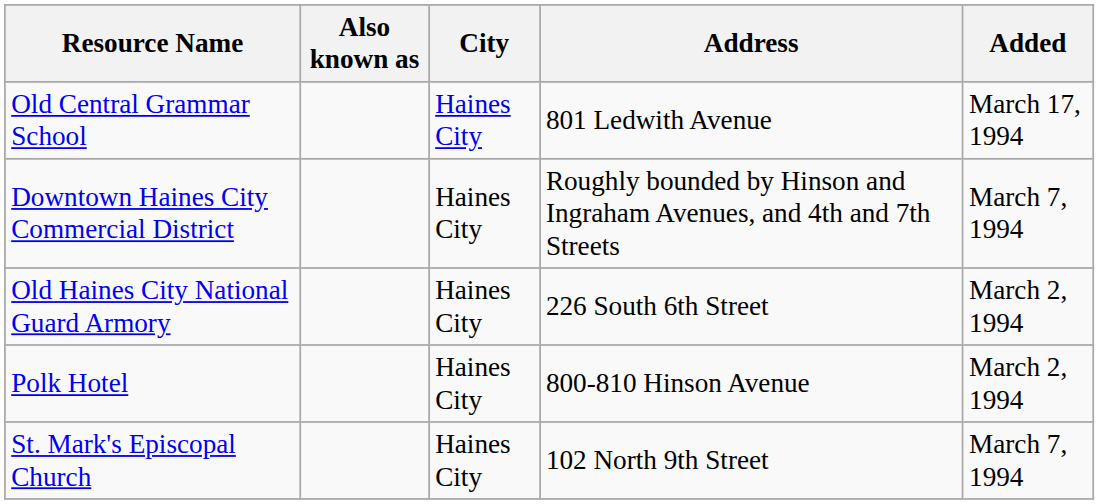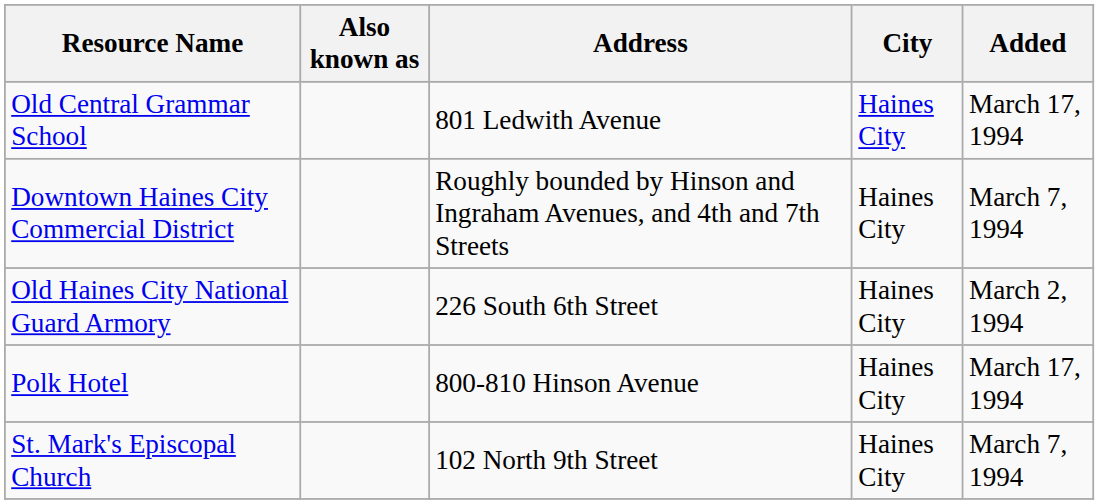columns swapped: (751, 43) <-> (484, 43)
(1018, 383) March 2, 1994 -> (1025, 383) March 17, 1994
